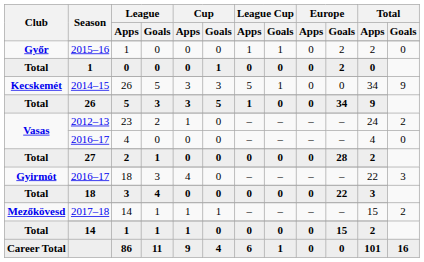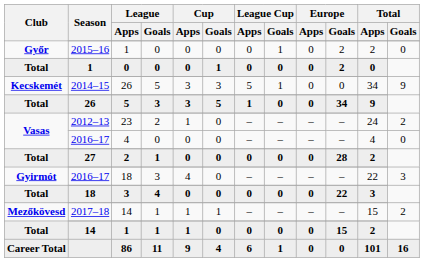(249, 50) 1 -> (249, 50) 0
